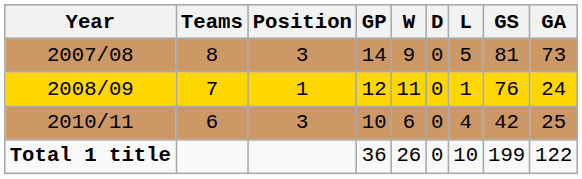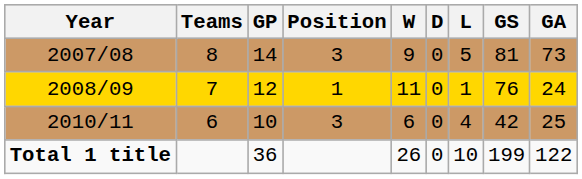columns swapped: (302, 22) <-> (374, 22)
